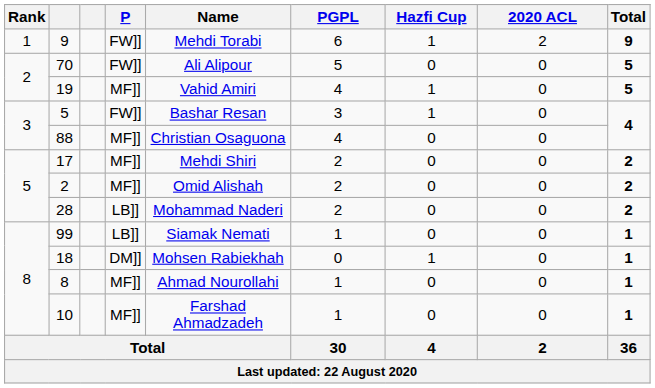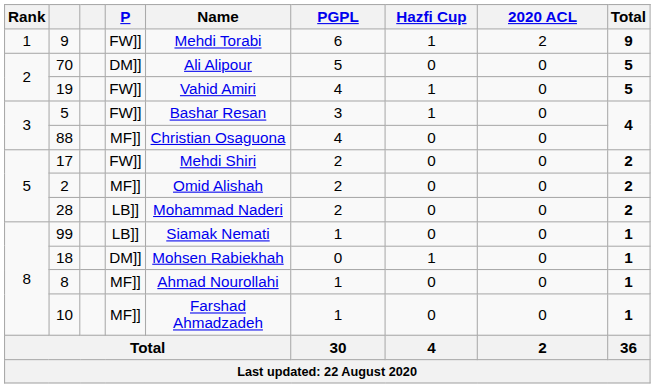(125, 65) FW]] -> (125, 65) DM]]
(125, 89) MF]] -> (125, 89) FW]]
(125, 162) MF]] -> (125, 162) FW]]
